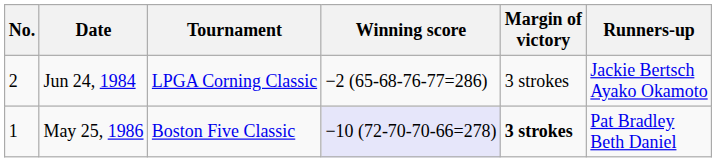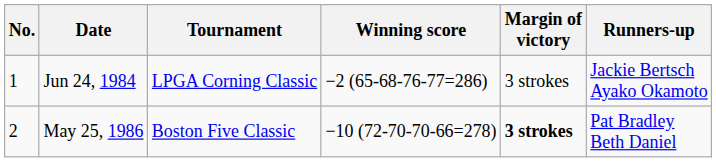(13, 80) 2 -> (13, 80) 1
(13, 131) 1 -> (13, 131) 2
(411, 131) lavender background -> (411, 131) no background
